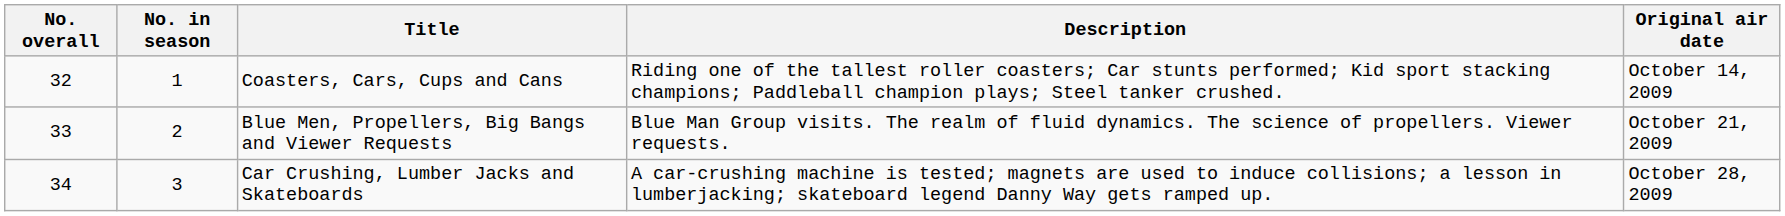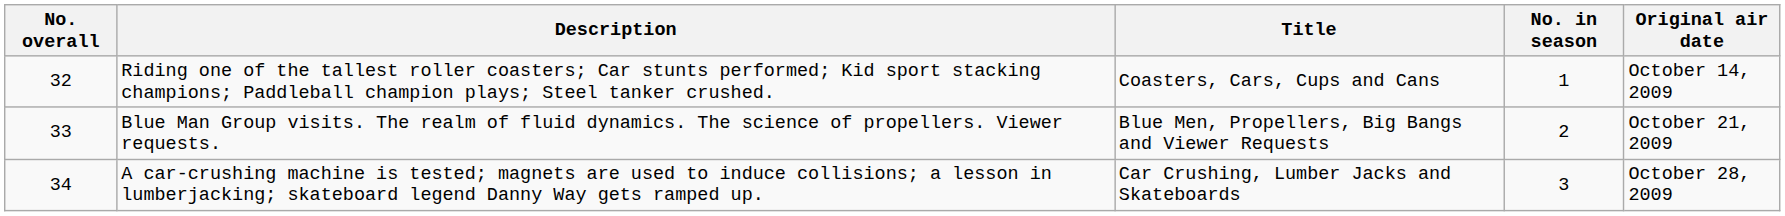columns swapped: (177, 30) <-> (1125, 30)
